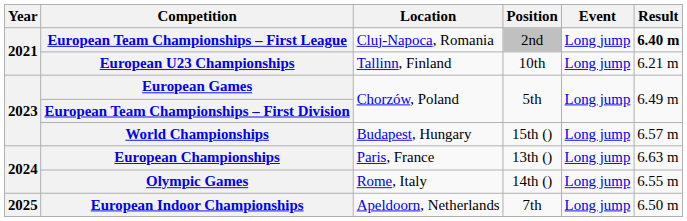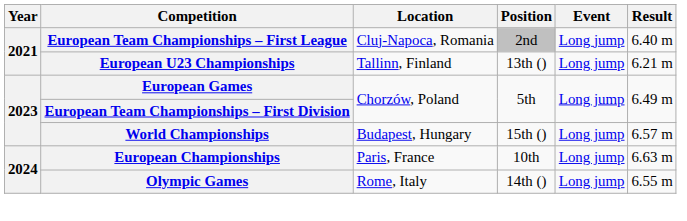(658, 39) bold -> (652, 39) normal
(532, 63) 10th -> (526, 63) 13th ()
(532, 157) 13th () -> (526, 157) 10th
- row: (197, 205)
